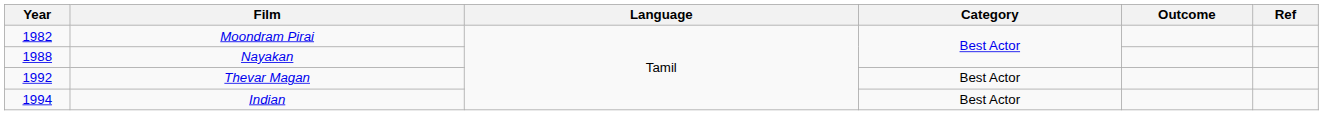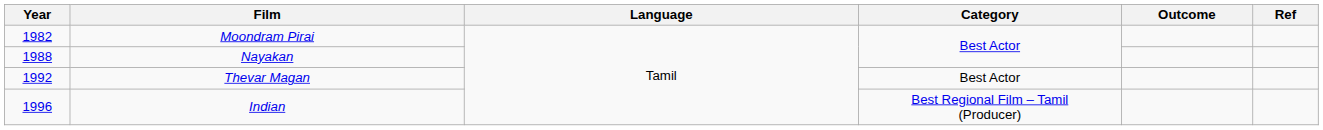(37, 99) 1994 -> (37, 106) 1996
(990, 99) Best Actor -> (990, 106) Best Regional Film – Tamil (Producer)
